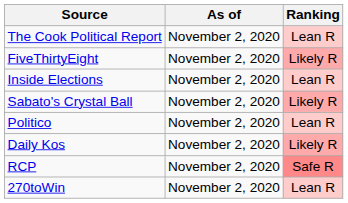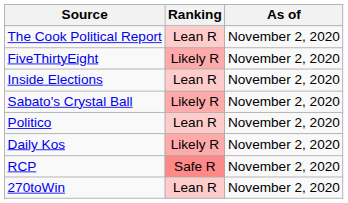columns swapped: (313, 15) <-> (224, 15)
